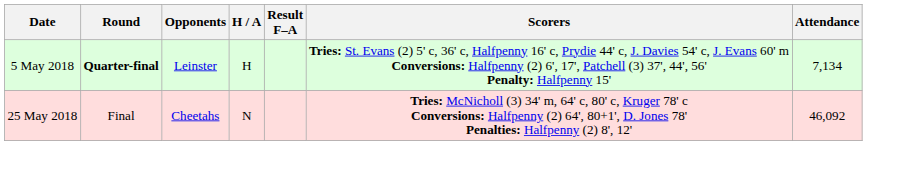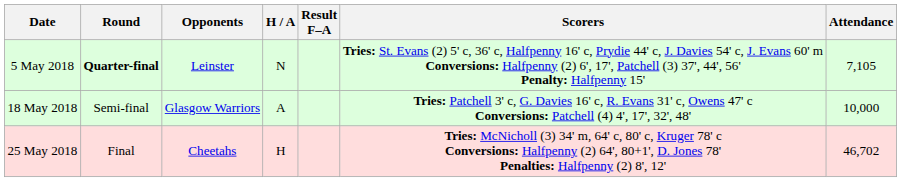(247, 65) H -> (281, 65) N
(827, 65) 7,134 -> (861, 65) 7,105
+ row: (42, 108)
(247, 115) N -> (281, 151) H
(827, 115) 46,092 -> (861, 151) 46,702
